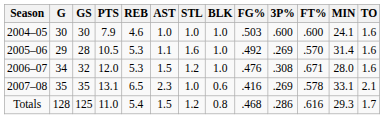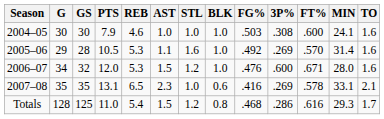(283, 31) .600 -> (283, 31) .308
(283, 68) .308 -> (283, 68) .600
